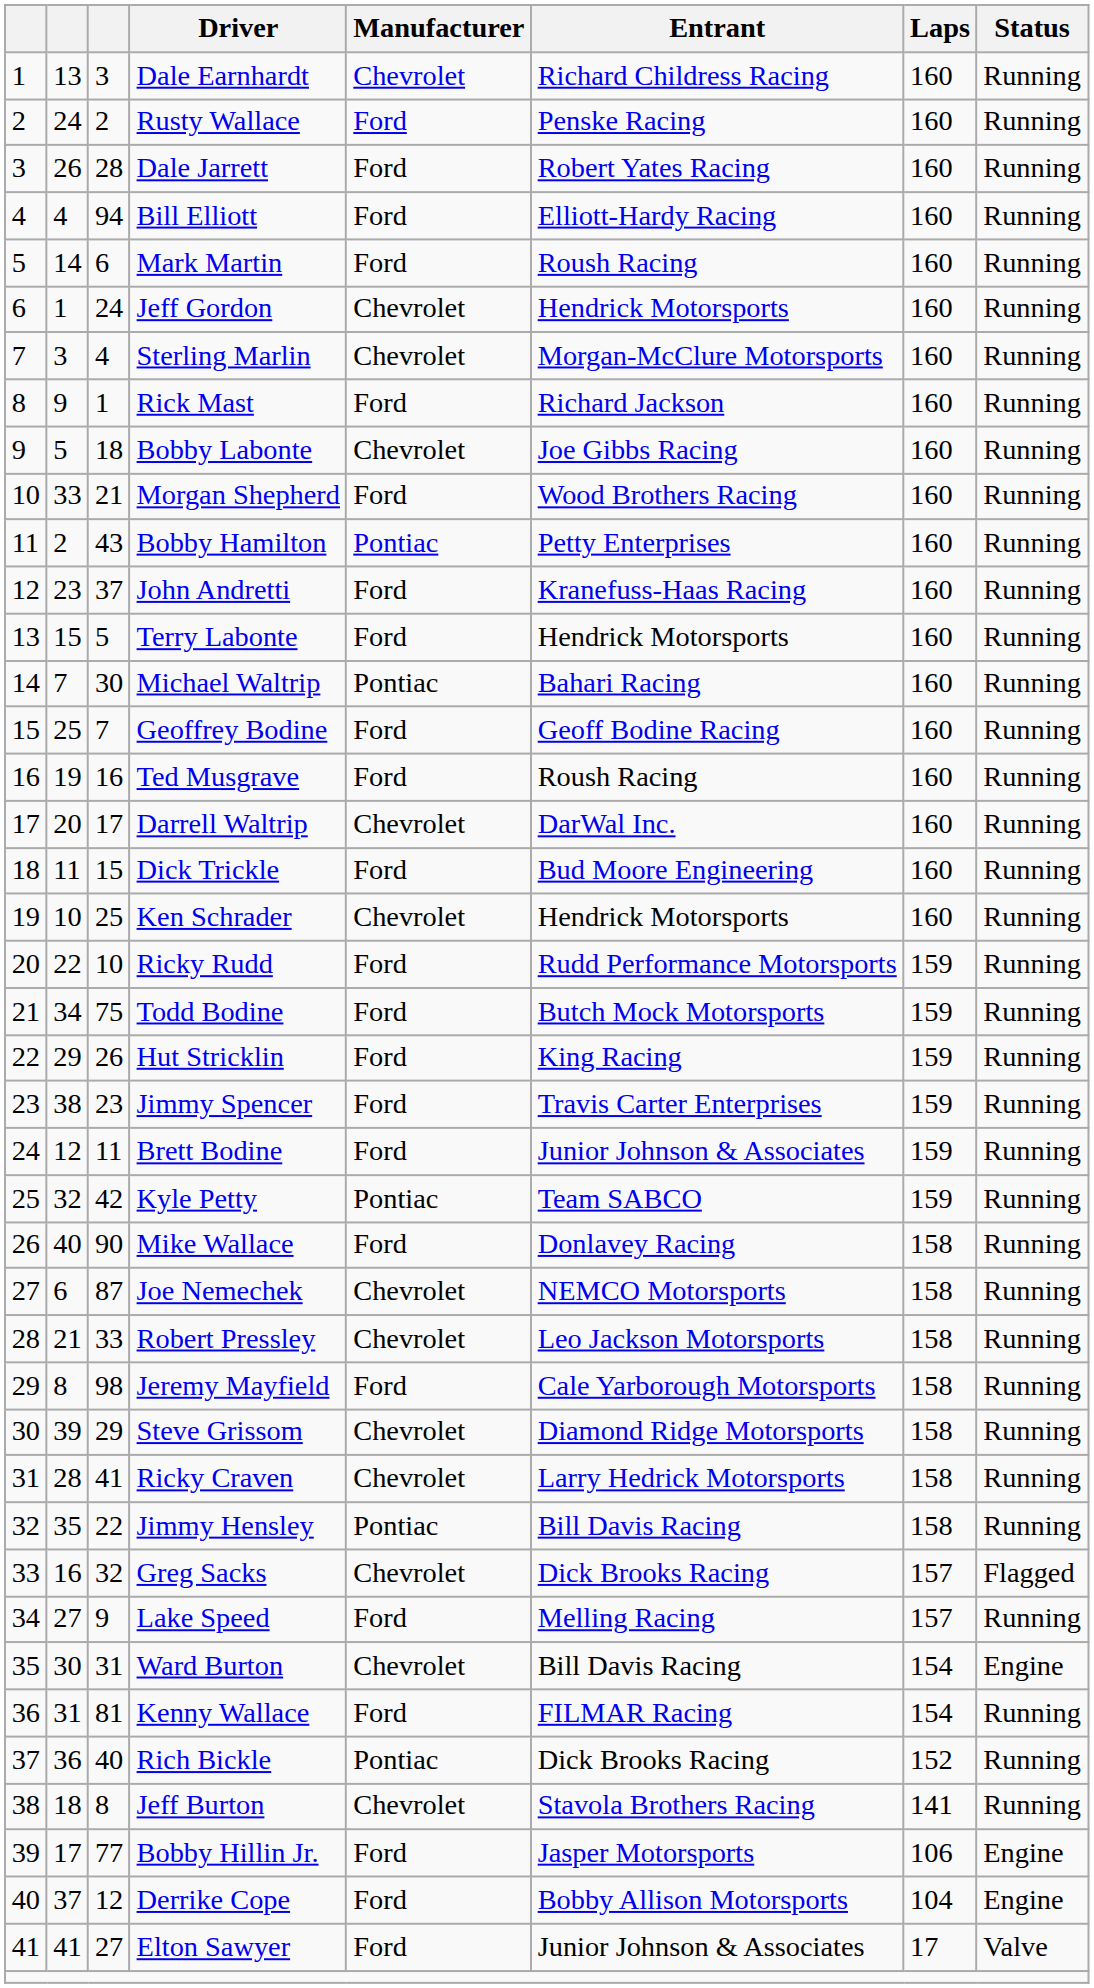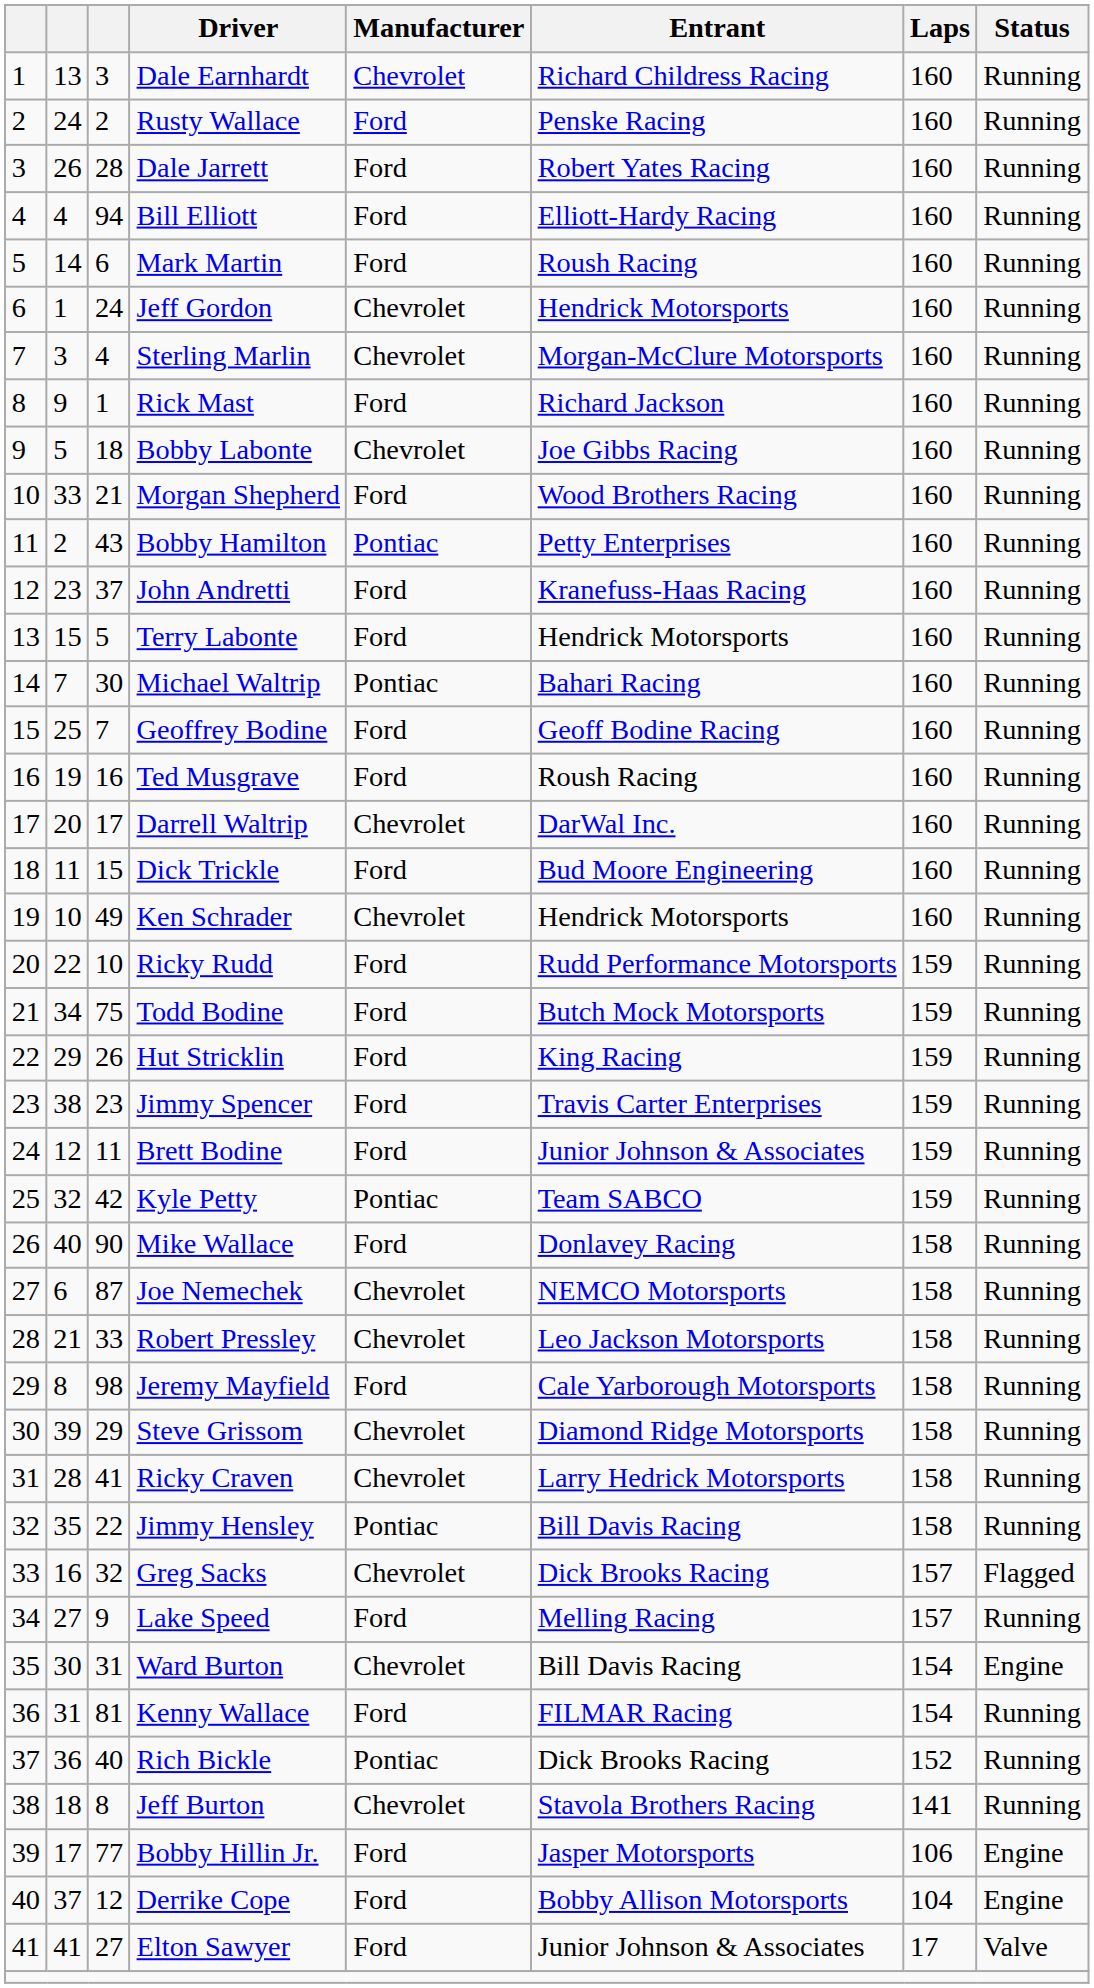(109, 917) 25 -> (109, 917) 49
